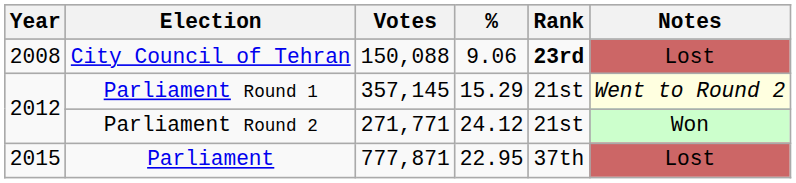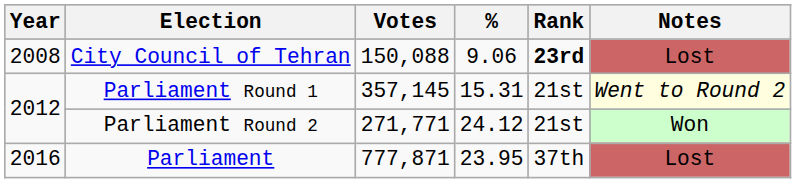(492, 91) 15.29 -> (492, 91) 15.31
(35, 160) 2015 -> (35, 160) 2016
(492, 160) 22.95 -> (492, 160) 23.95
